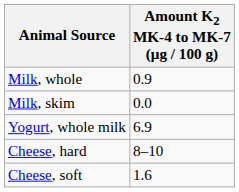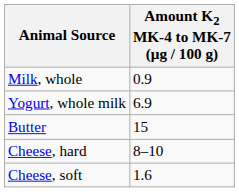- row: (41, 102)
+ row: (27, 127)
